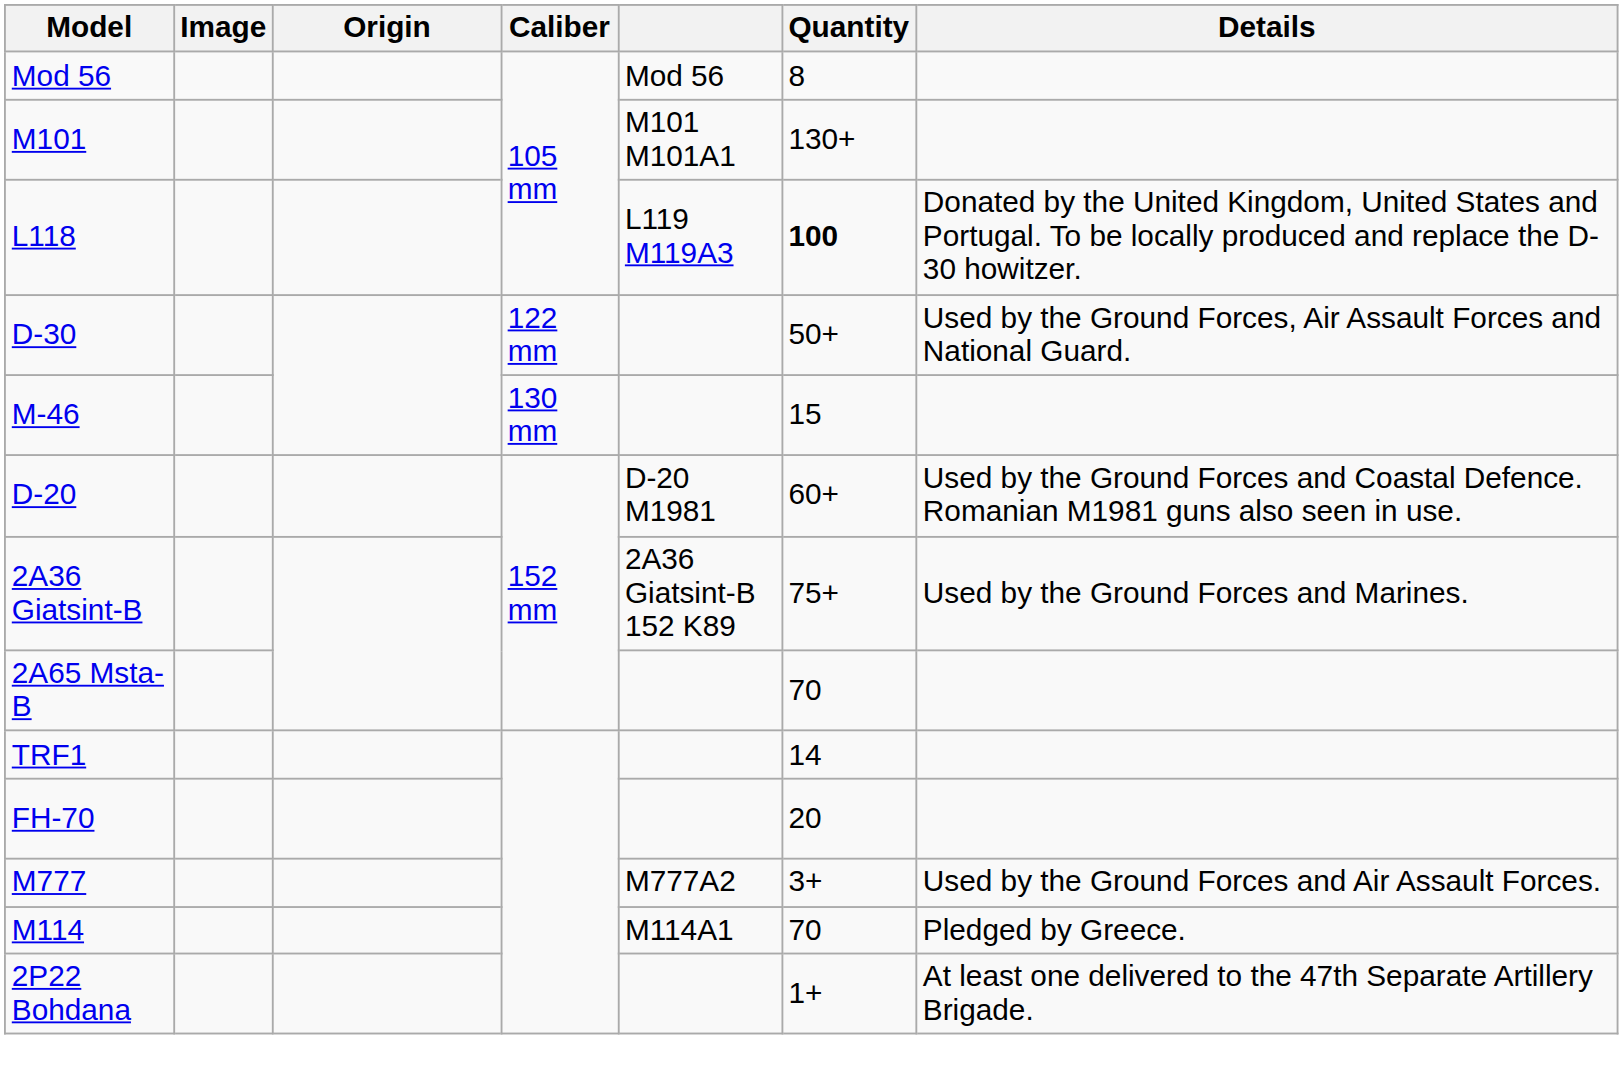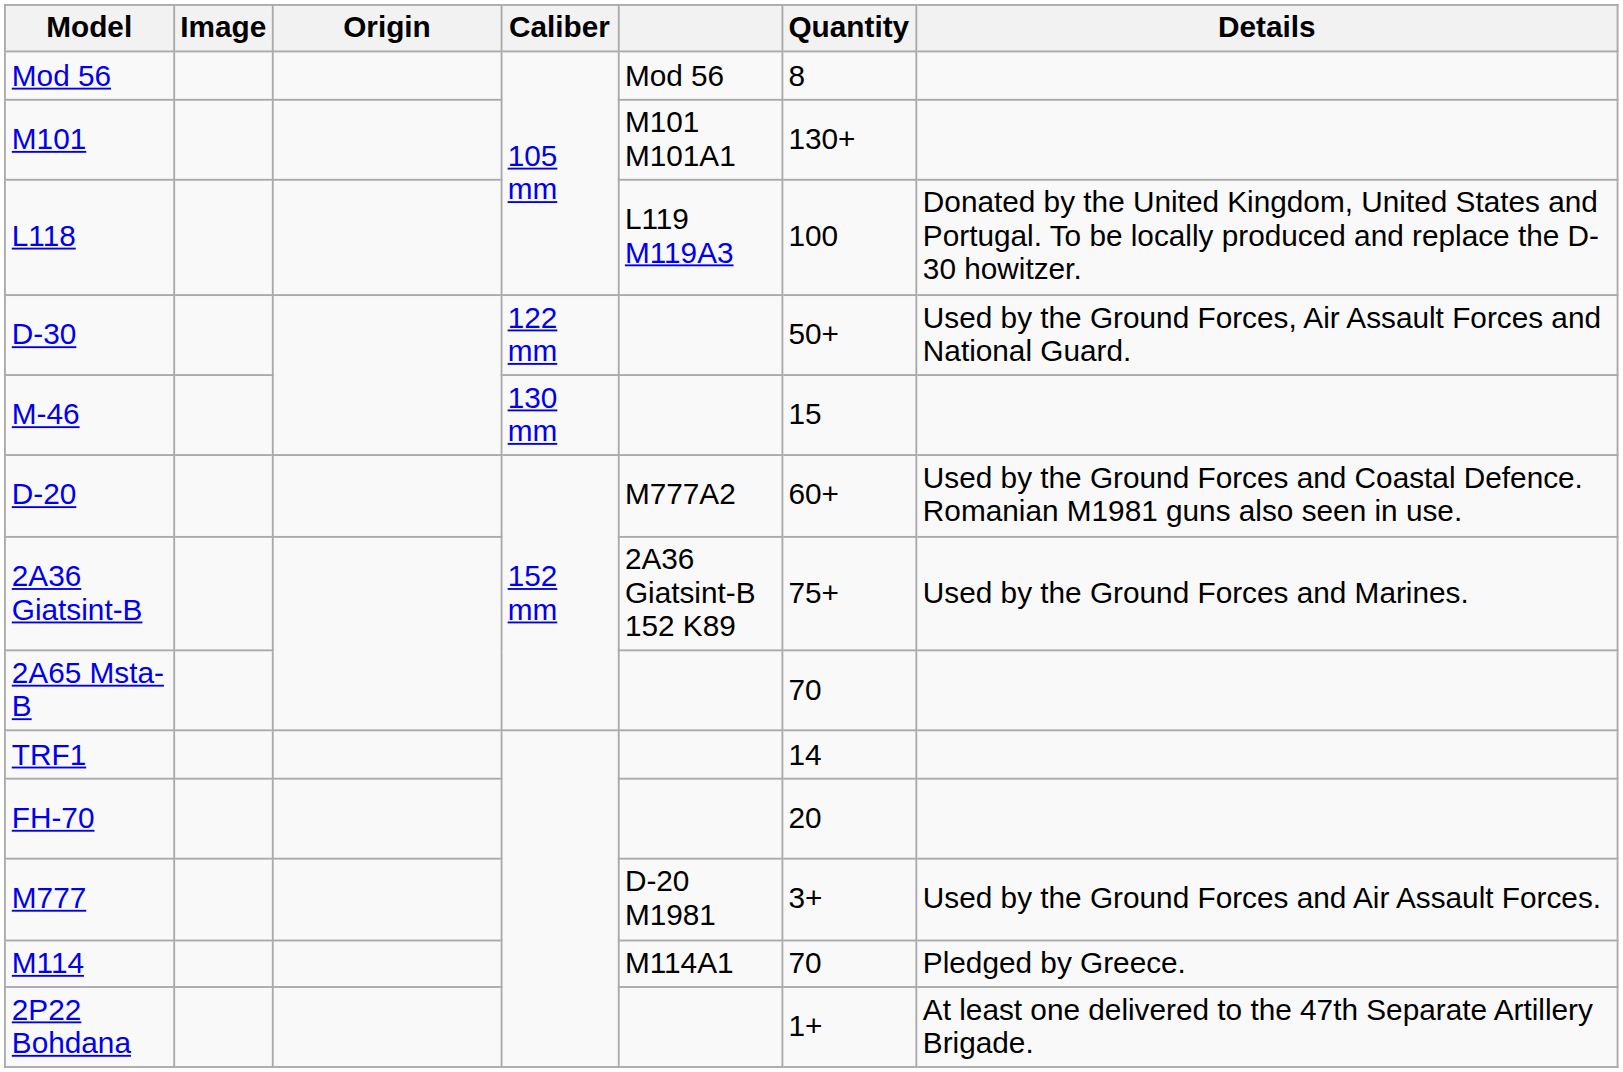(813, 236) bold -> (813, 236) normal
(670, 495) D-20 M1981 -> (680, 495) M777A2
(680, 882) M777A2 -> (670, 898) D-20 M1981
